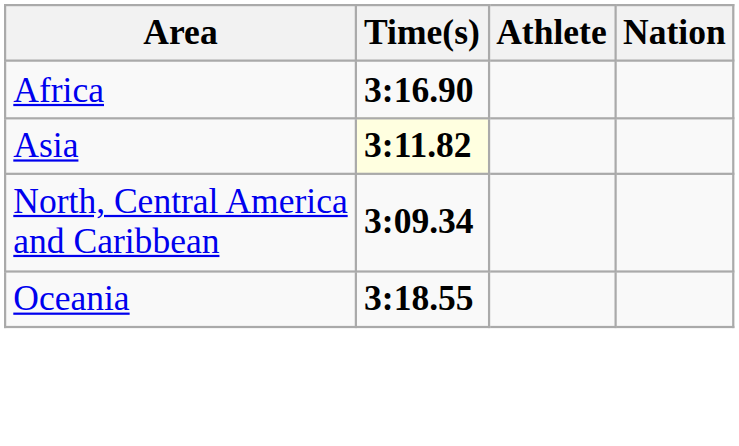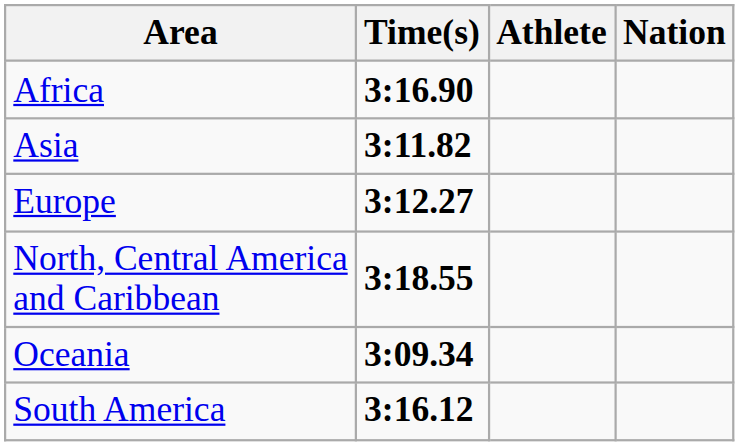(418, 145) lightyellow background -> (418, 145) no background
+ row: (65, 201)
(419, 221) 3:09.34 -> (419, 277) 3:18.55
(419, 297) 3:18.55 -> (419, 354) 3:09.34
+ row: (119, 410)
